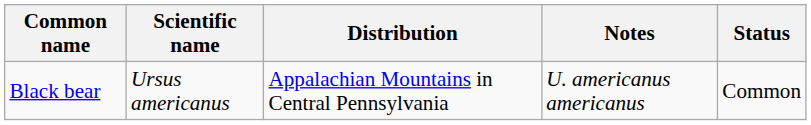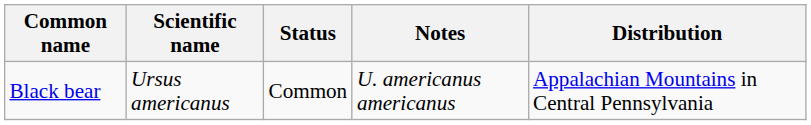columns swapped: (762, 33) <-> (403, 33)
